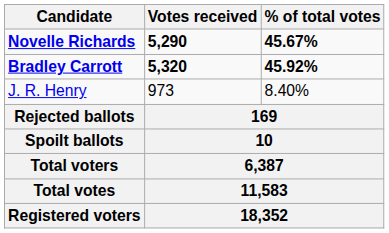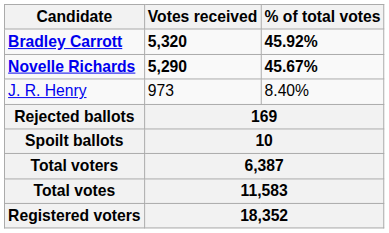rows swapped: (65, 66) <-> (72, 41)
